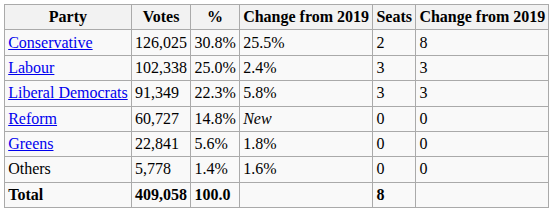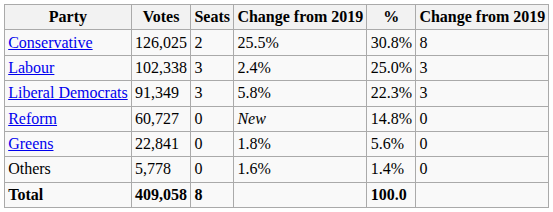columns swapped: (215, 17) <-> (394, 17)
